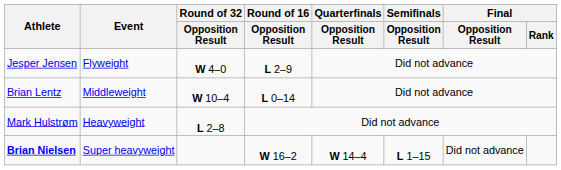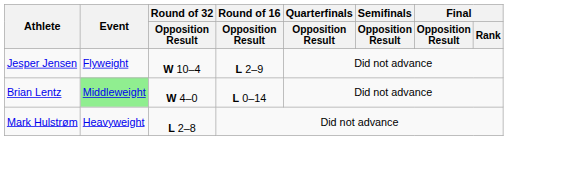(211, 70) W 4–0 -> (182, 70) W 10–4
(114, 93) no background -> (114, 93) lightgreen background
(211, 99) W 10–4 -> (182, 99) W 4–0
- row: (41, 151)
